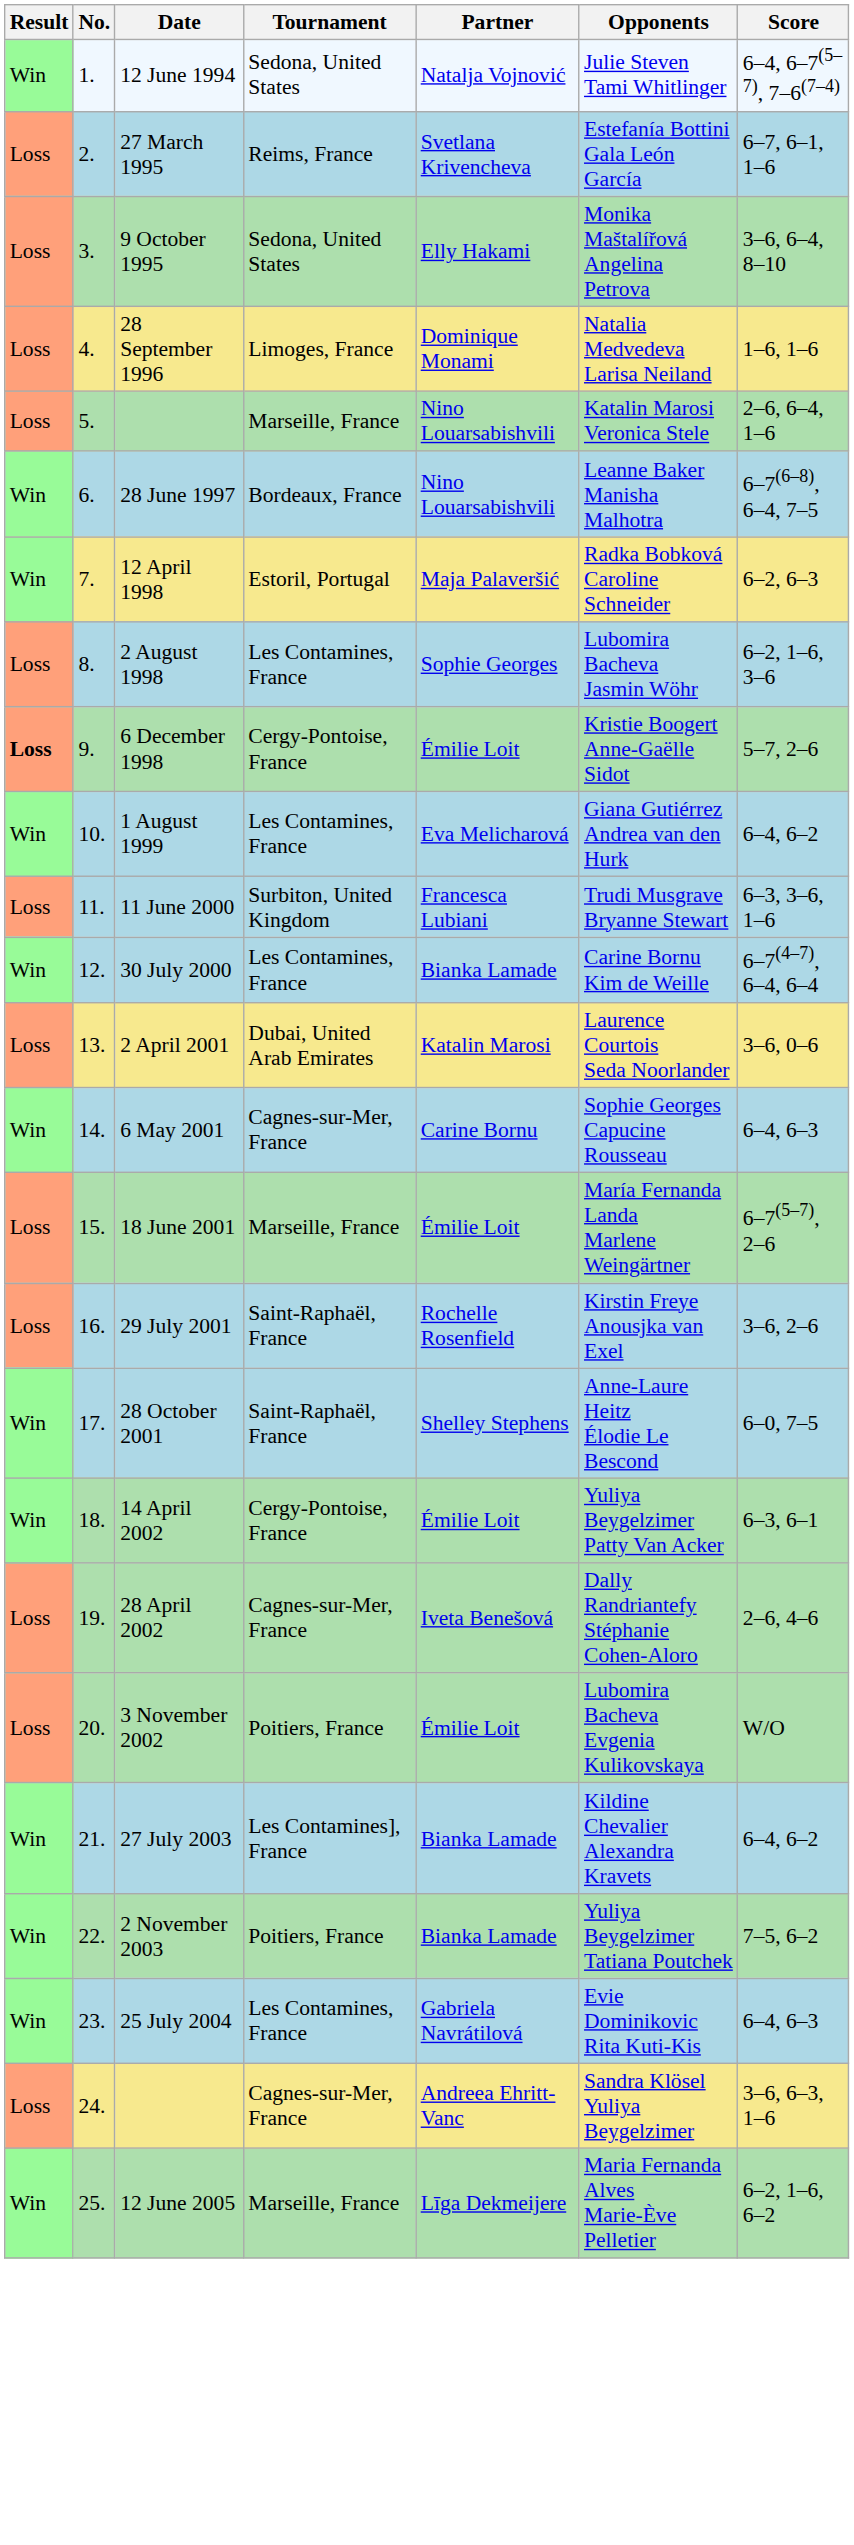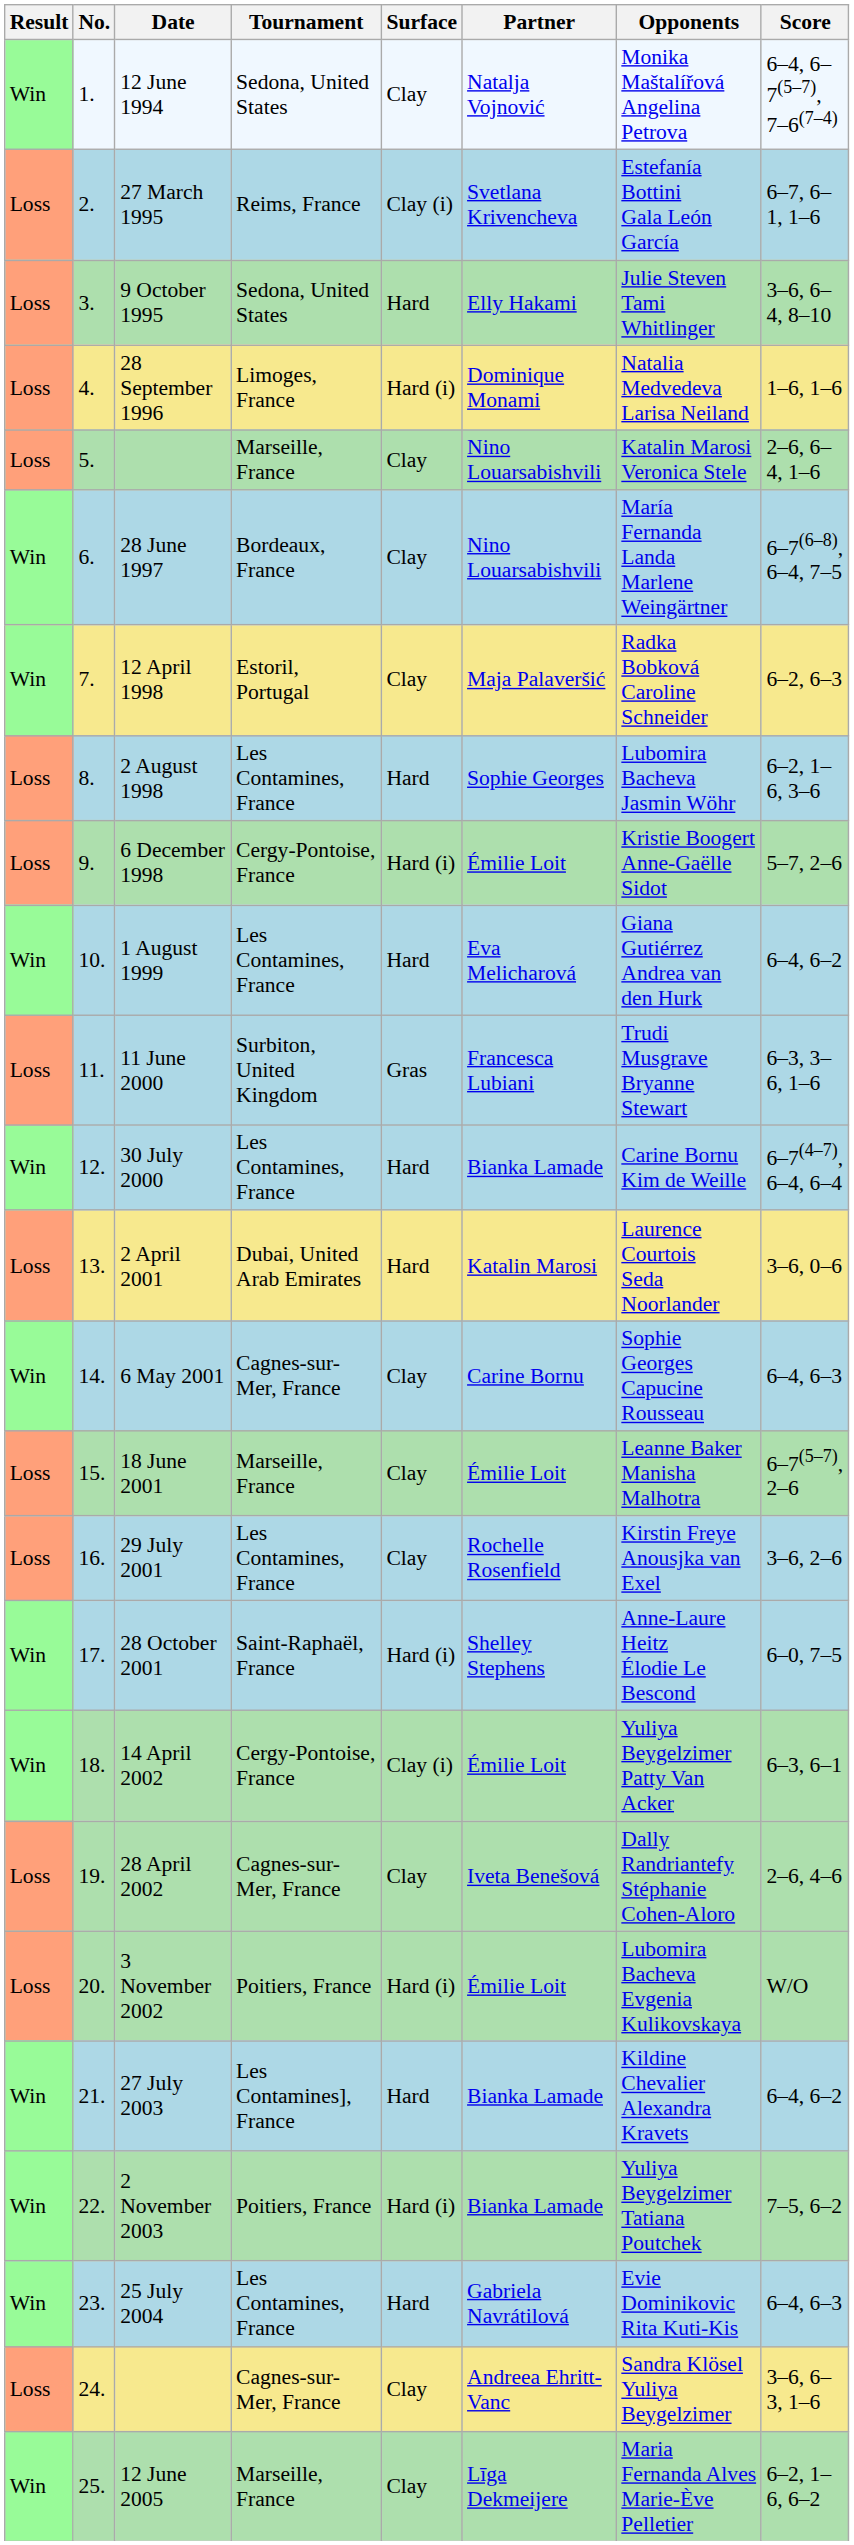+ column: (422, 21)
(655, 74) Julie Steven Tami Whitlinger -> (673, 94) Monika Maštalířová Angelina Petrova
(636, 250) Monika Maštalířová Angelina Petrova -> (674, 301) Julie Steven Tami Whitlinger
(644, 493) Leanne Baker Manisha Malhotra -> (674, 556) María Fernanda Landa Marlene Weingärtner
(31, 748) bold -> (30, 862) normal
(653, 1227) María Fernanda Landa Marlene Weingärtner -> (682, 1472) Leanne Baker Manisha Malhotra
(312, 1324) Saint-Raphaël, France -> (290, 1557) Les Contamines, France
